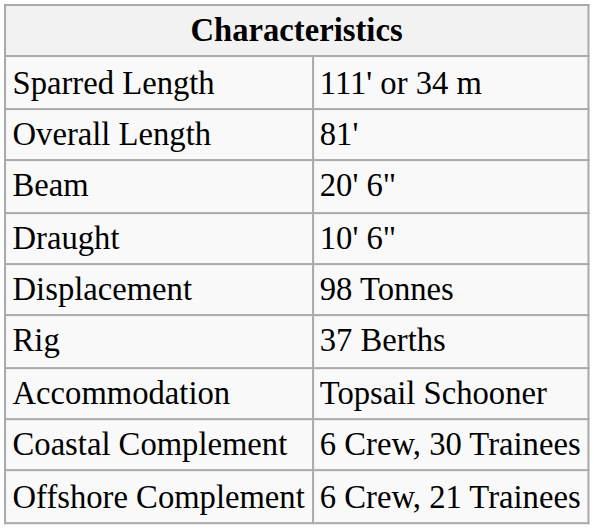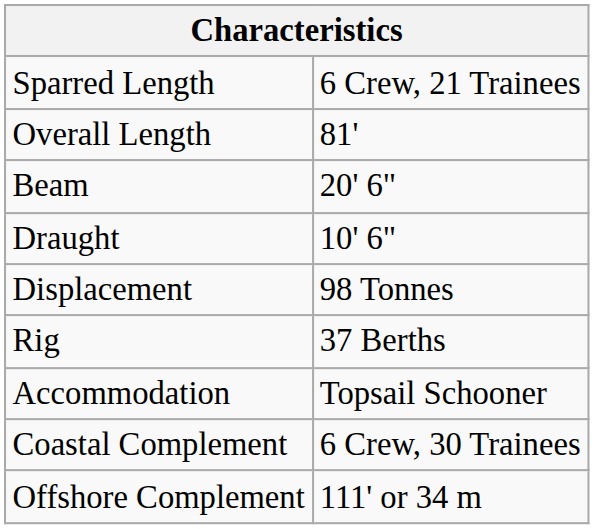(401, 82) 111' or 34 m -> (450, 82) 6 Crew, 21 Trainees
(450, 496) 6 Crew, 21 Trainees -> (401, 496) 111' or 34 m
